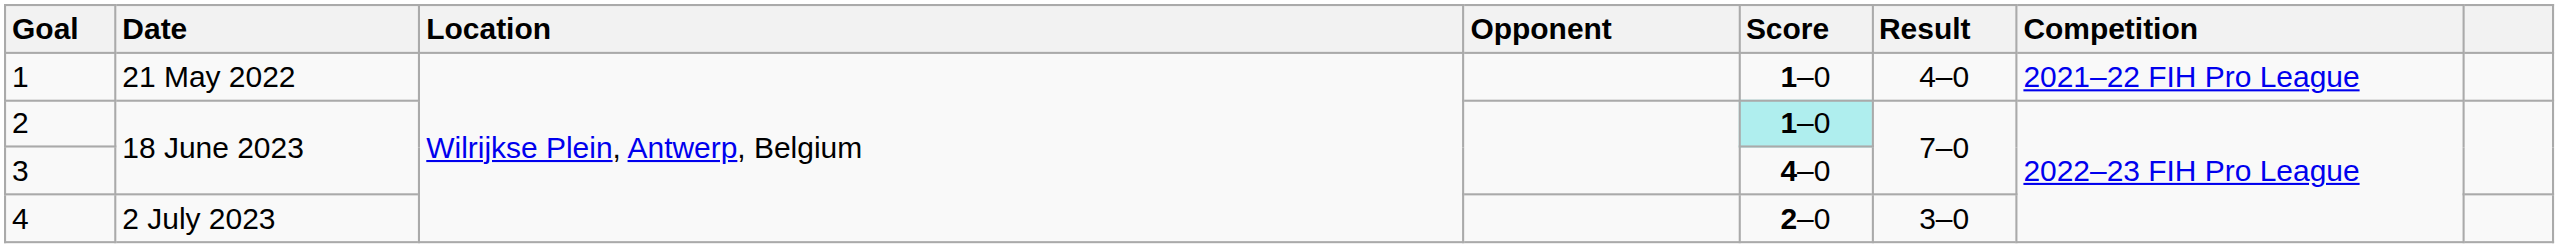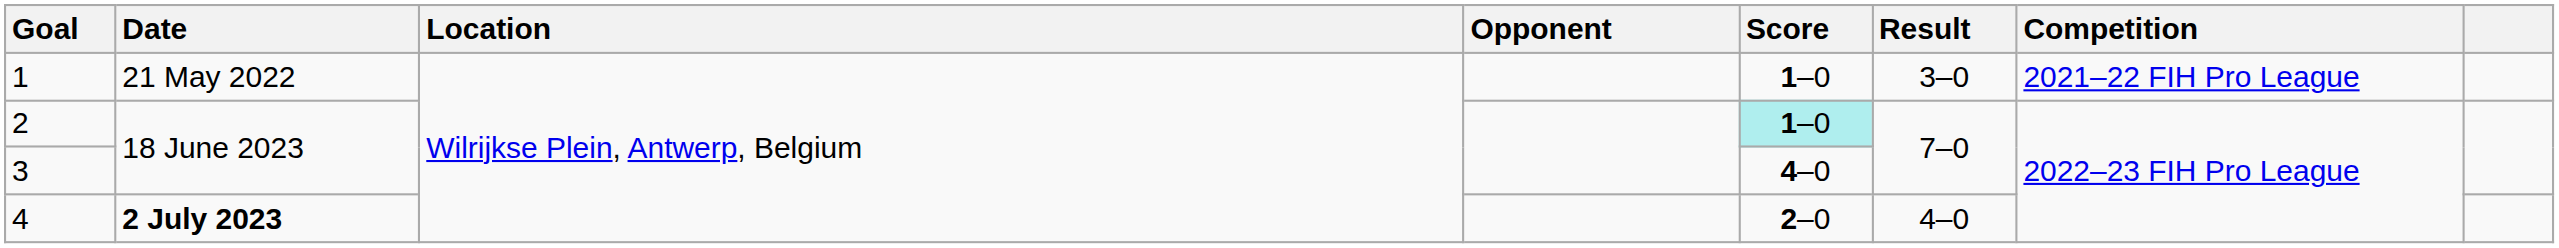(1944, 76) 4–0 -> (1944, 76) 3–0
(199, 218) normal -> (202, 218) bold
(1944, 218) 3–0 -> (1944, 218) 4–0
